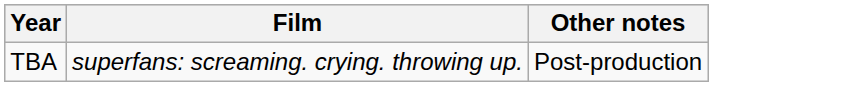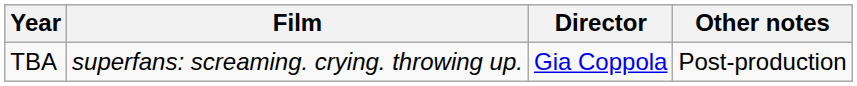+ column: (601, 23)
